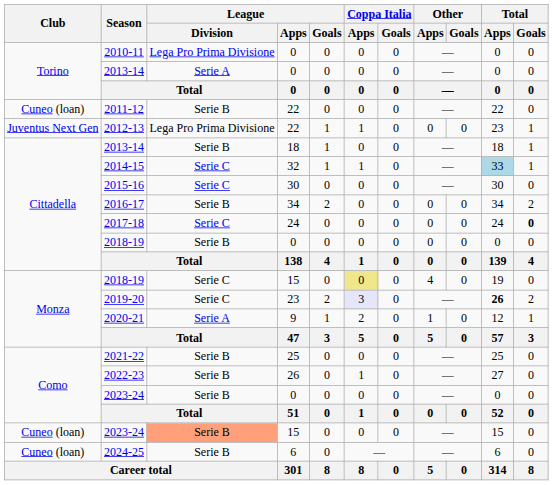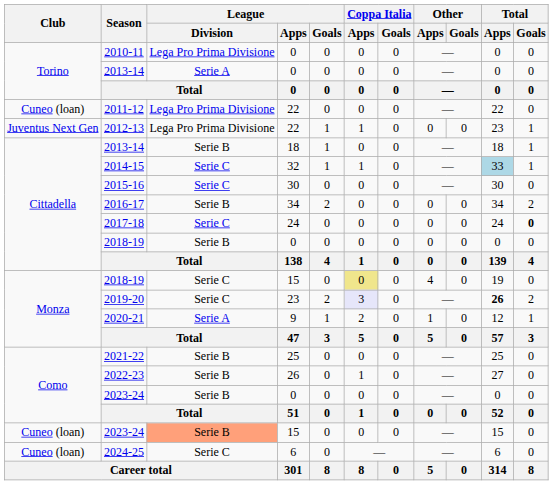(212, 109) Serie B -> (212, 109) Lega Pro Prima Divisione
(212, 451) Serie B -> (212, 451) Serie C
